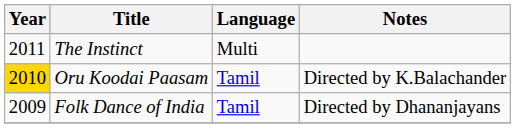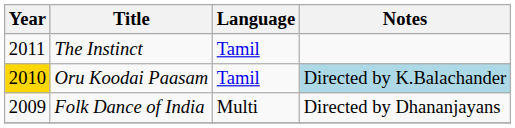(237, 48) Multi -> (238, 48) Tamil
(405, 78) no background -> (405, 78) lightblue background
(238, 107) Tamil -> (237, 107) Multi
